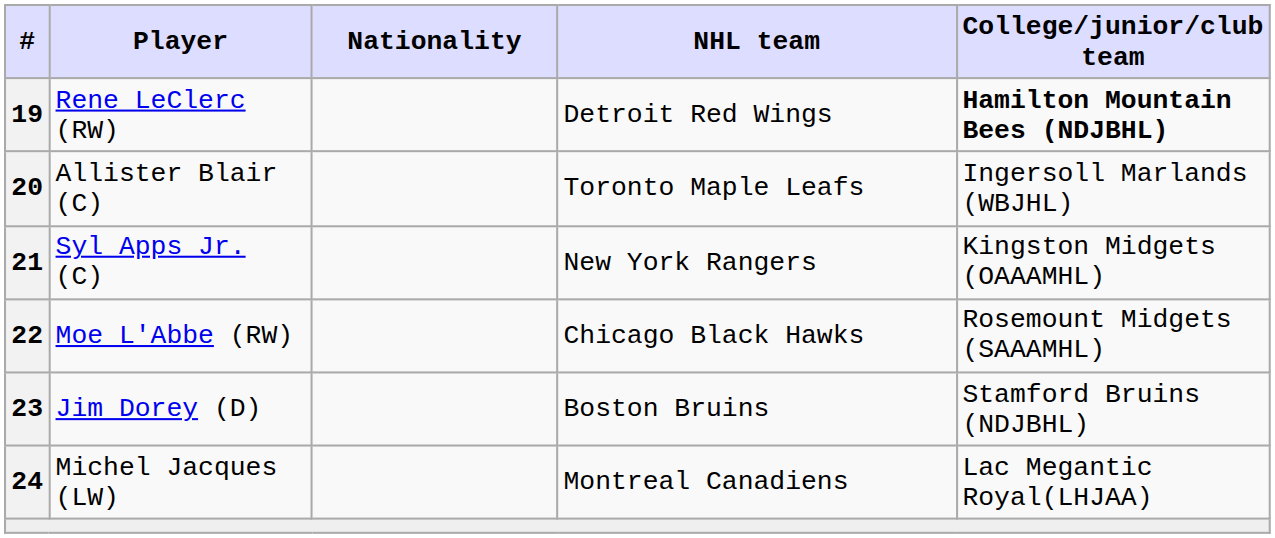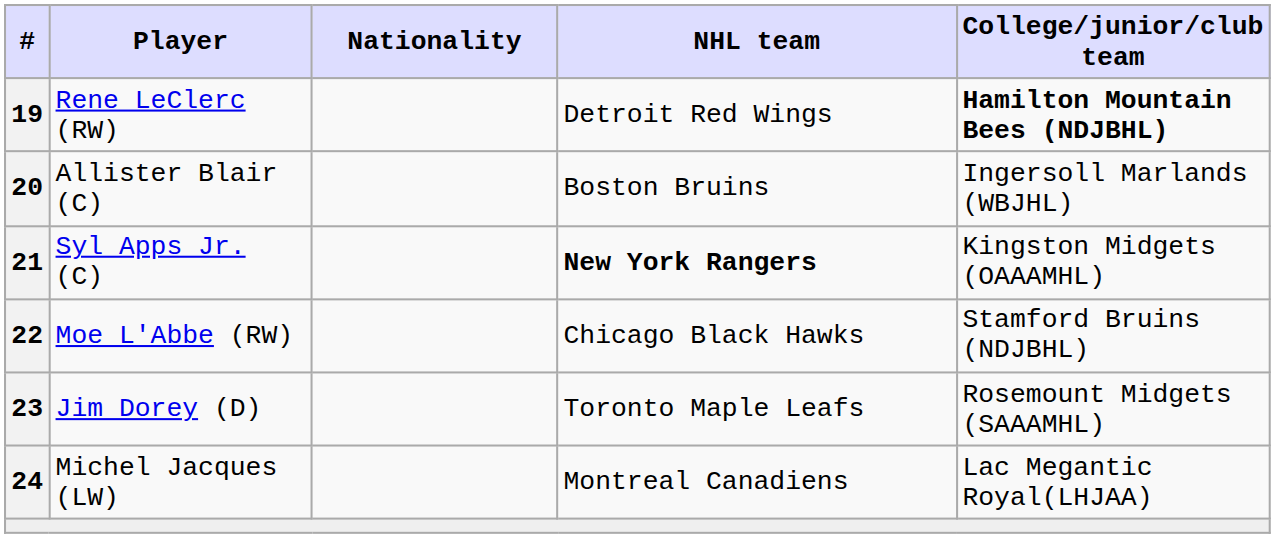(714, 189) Toronto Maple Leafs -> (666, 189) Boston Bruins
(690, 262) normal -> (690, 262) bold
(1097, 336) Rosemount Midgets (SAAAMHL) -> (1081, 336) Stamford Bruins (NDJBHL)
(666, 409) Boston Bruins -> (714, 409) Toronto Maple Leafs
(1081, 409) Stamford Bruins (NDJBHL) -> (1097, 409) Rosemount Midgets (SAAAMHL)
